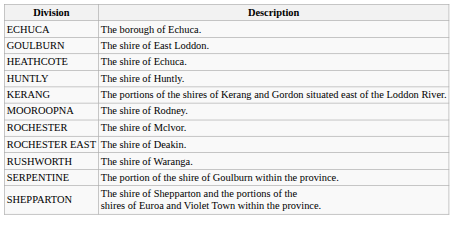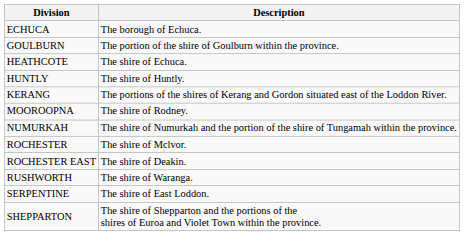(155, 45) The shire of East Loddon. -> (220, 45) The portion of the shire of Goulburn within the province.
+ row: (37, 128)
(220, 177) The portion of the shire of Goulburn within the province. -> (155, 194) The shire of East Loddon.
